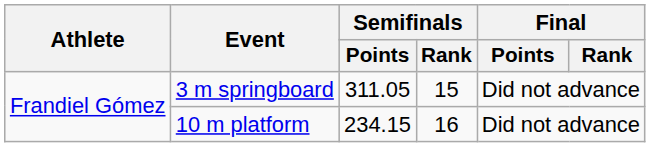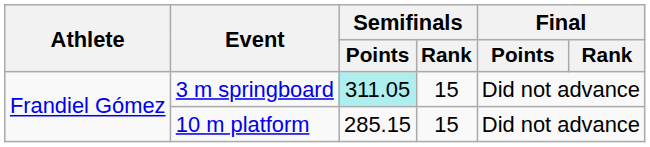(378, 90) no background -> (378, 90) paleturquoise background
(378, 124) 234.15 -> (378, 124) 285.15
(446, 124) 16 -> (446, 124) 15
